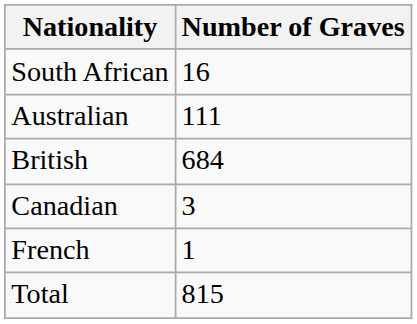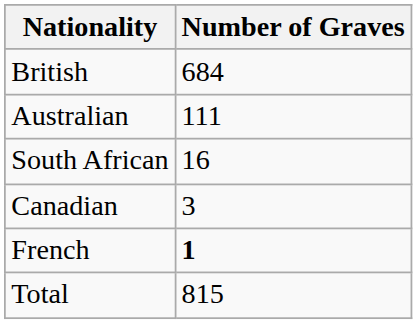rows swapped: (50, 160) <-> (90, 71)
(189, 250) normal -> (189, 250) bold
